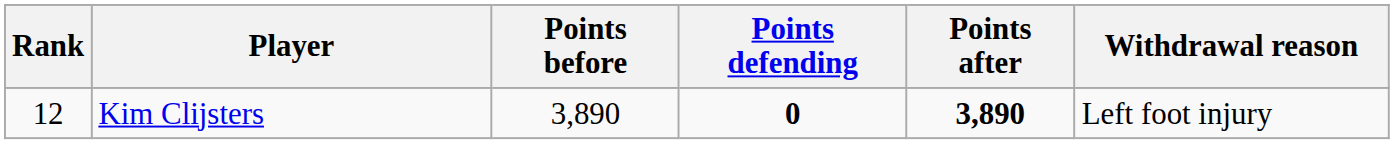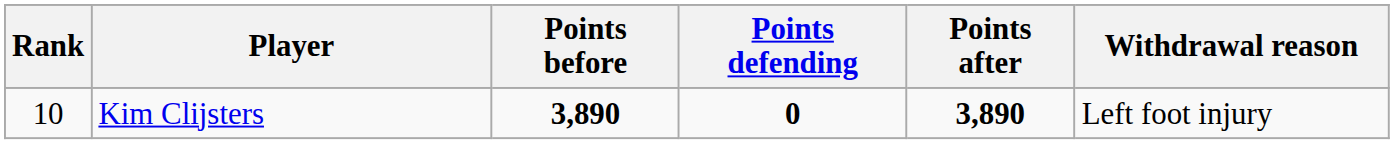(48, 112) 12 -> (48, 112) 10
(586, 112) normal -> (586, 112) bold
